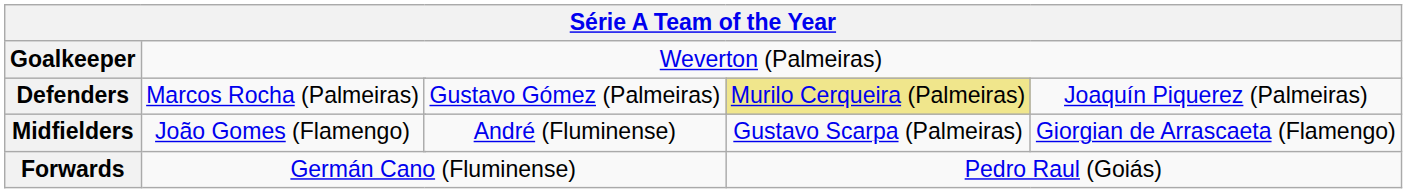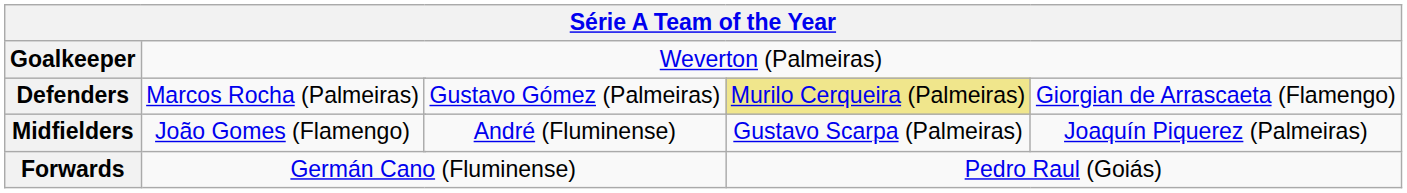(1216, 95) Joaquín Piquerez (Palmeiras) -> (1216, 95) Giorgian de Arrascaeta (Flamengo)
(1216, 132) Giorgian de Arrascaeta (Flamengo) -> (1216, 132) Joaquín Piquerez (Palmeiras)
